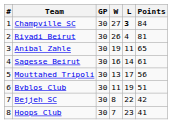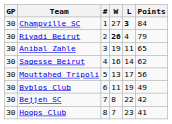columns swapped: (9, 11) <-> (103, 11)
(116, 36) normal -> (116, 36) bold
(142, 36) 81 -> (142, 36) 79
(142, 62) 61 -> (142, 62) 62
(142, 87) 51 -> (142, 87) 49
